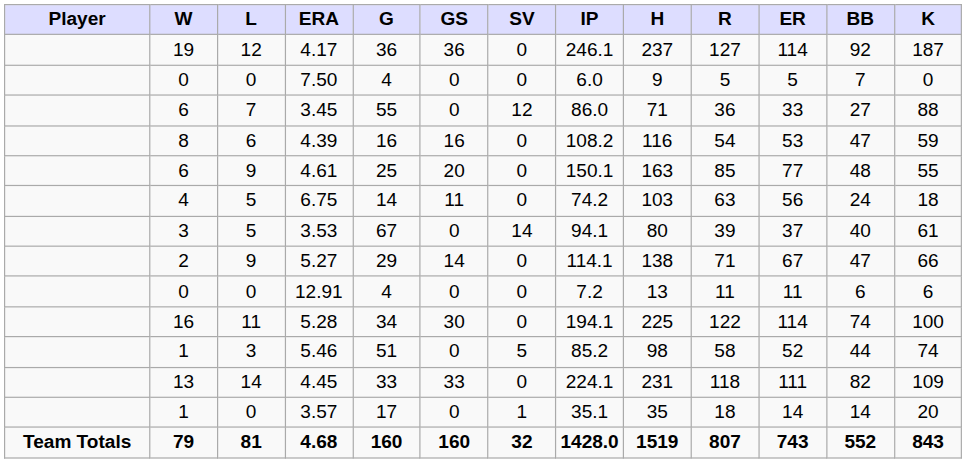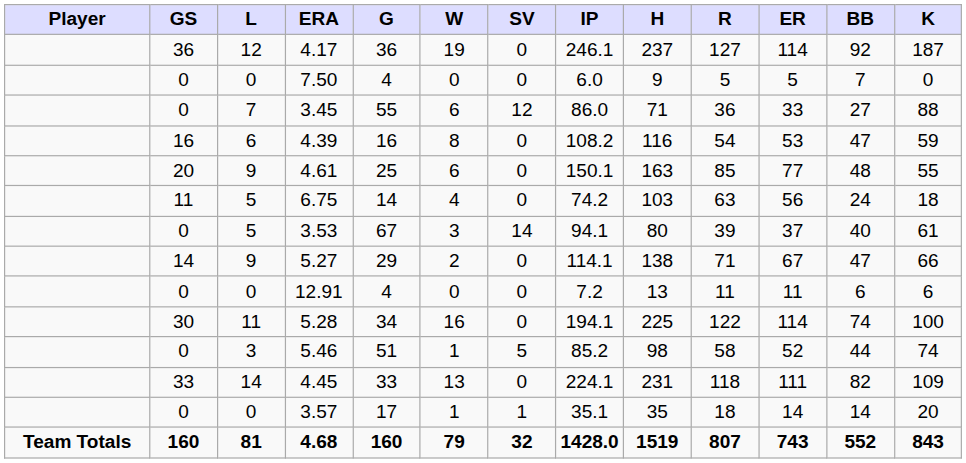columns swapped: (183, 19) <-> (454, 19)
